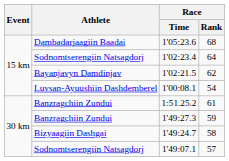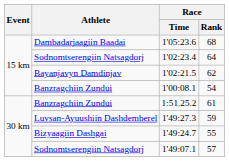(96, 88) Luvsan-Ayuushiin Dashdemberel -> (73, 88) Banzragchiin Zundui
(73, 118) Banzragchiin Zundui -> (96, 118) Luvsan-Ayuushiin Dashdemberel
(211, 134) 58 -> (211, 134) 55
